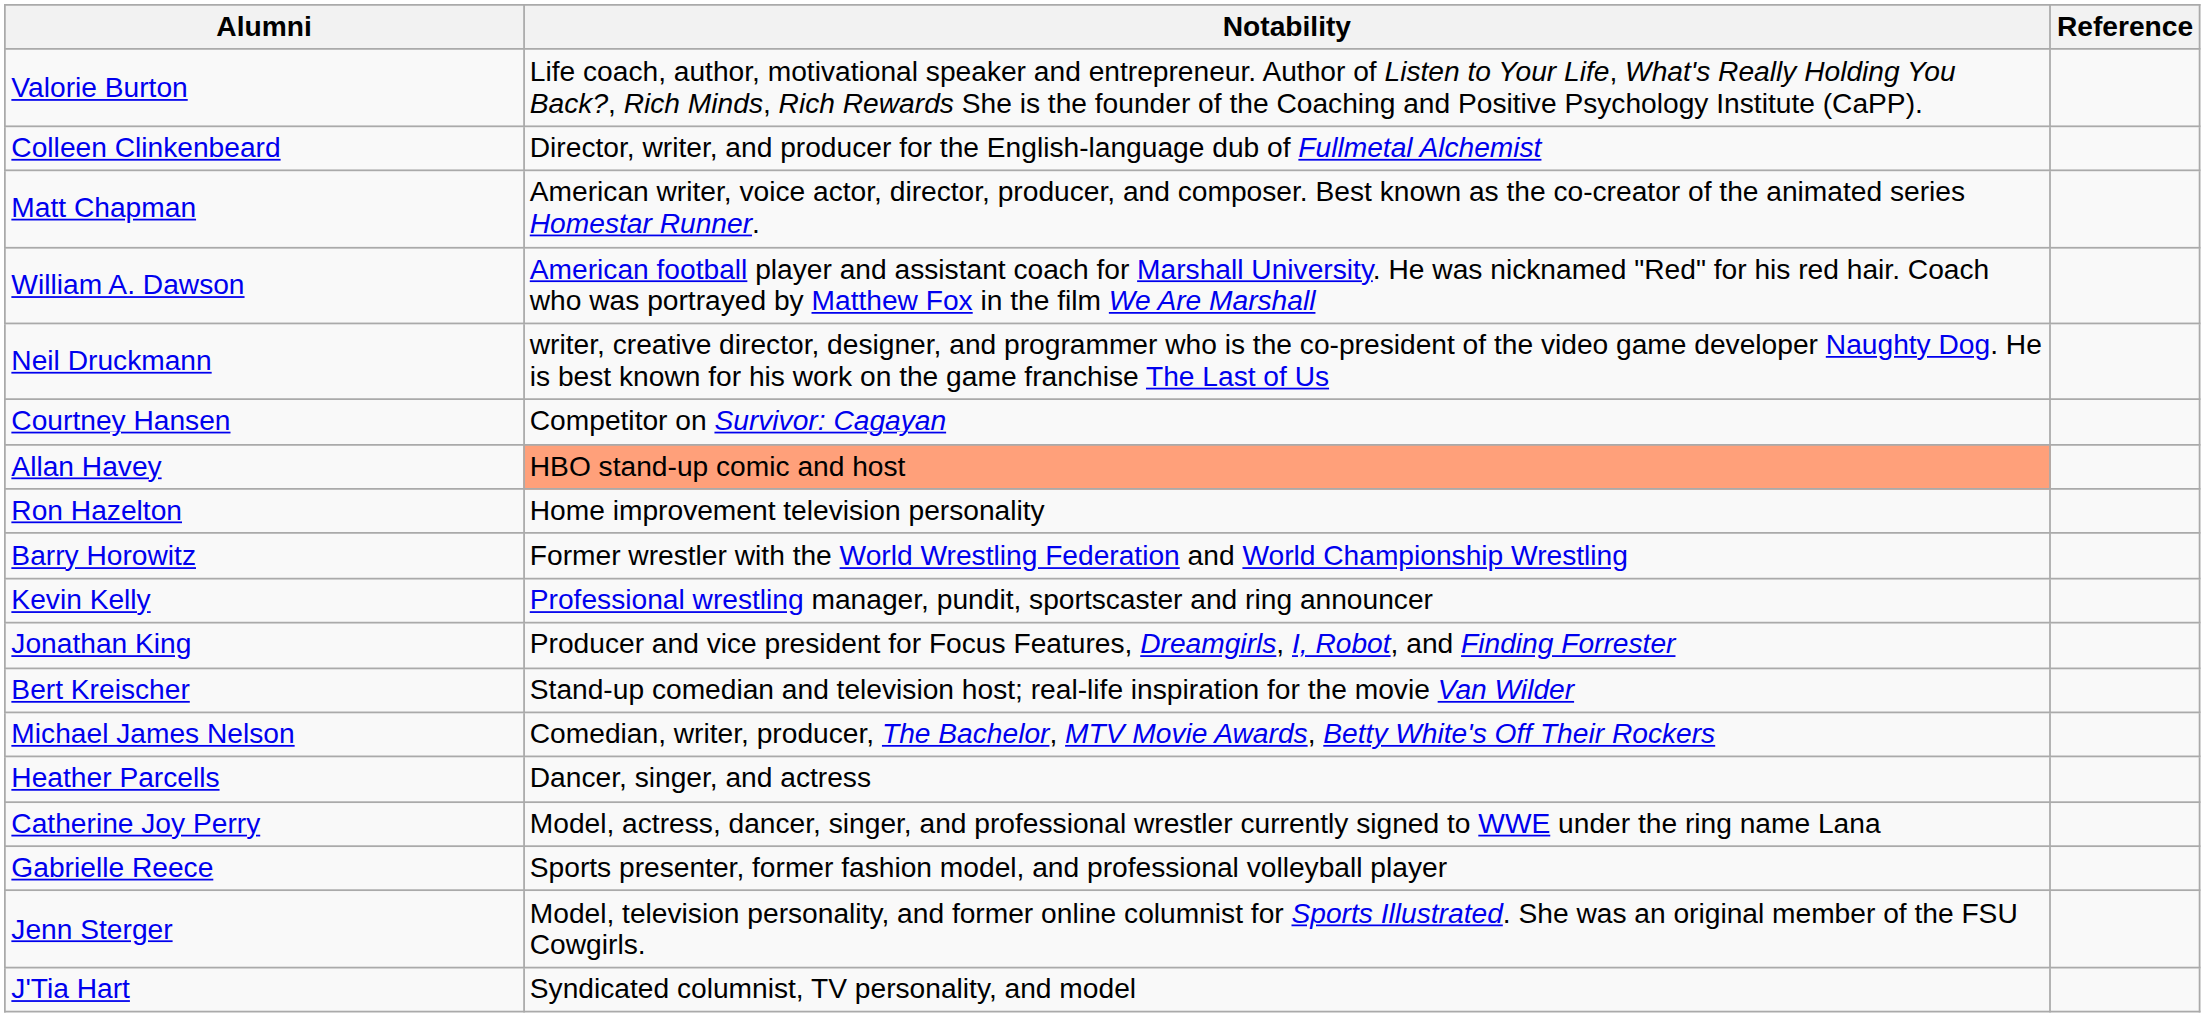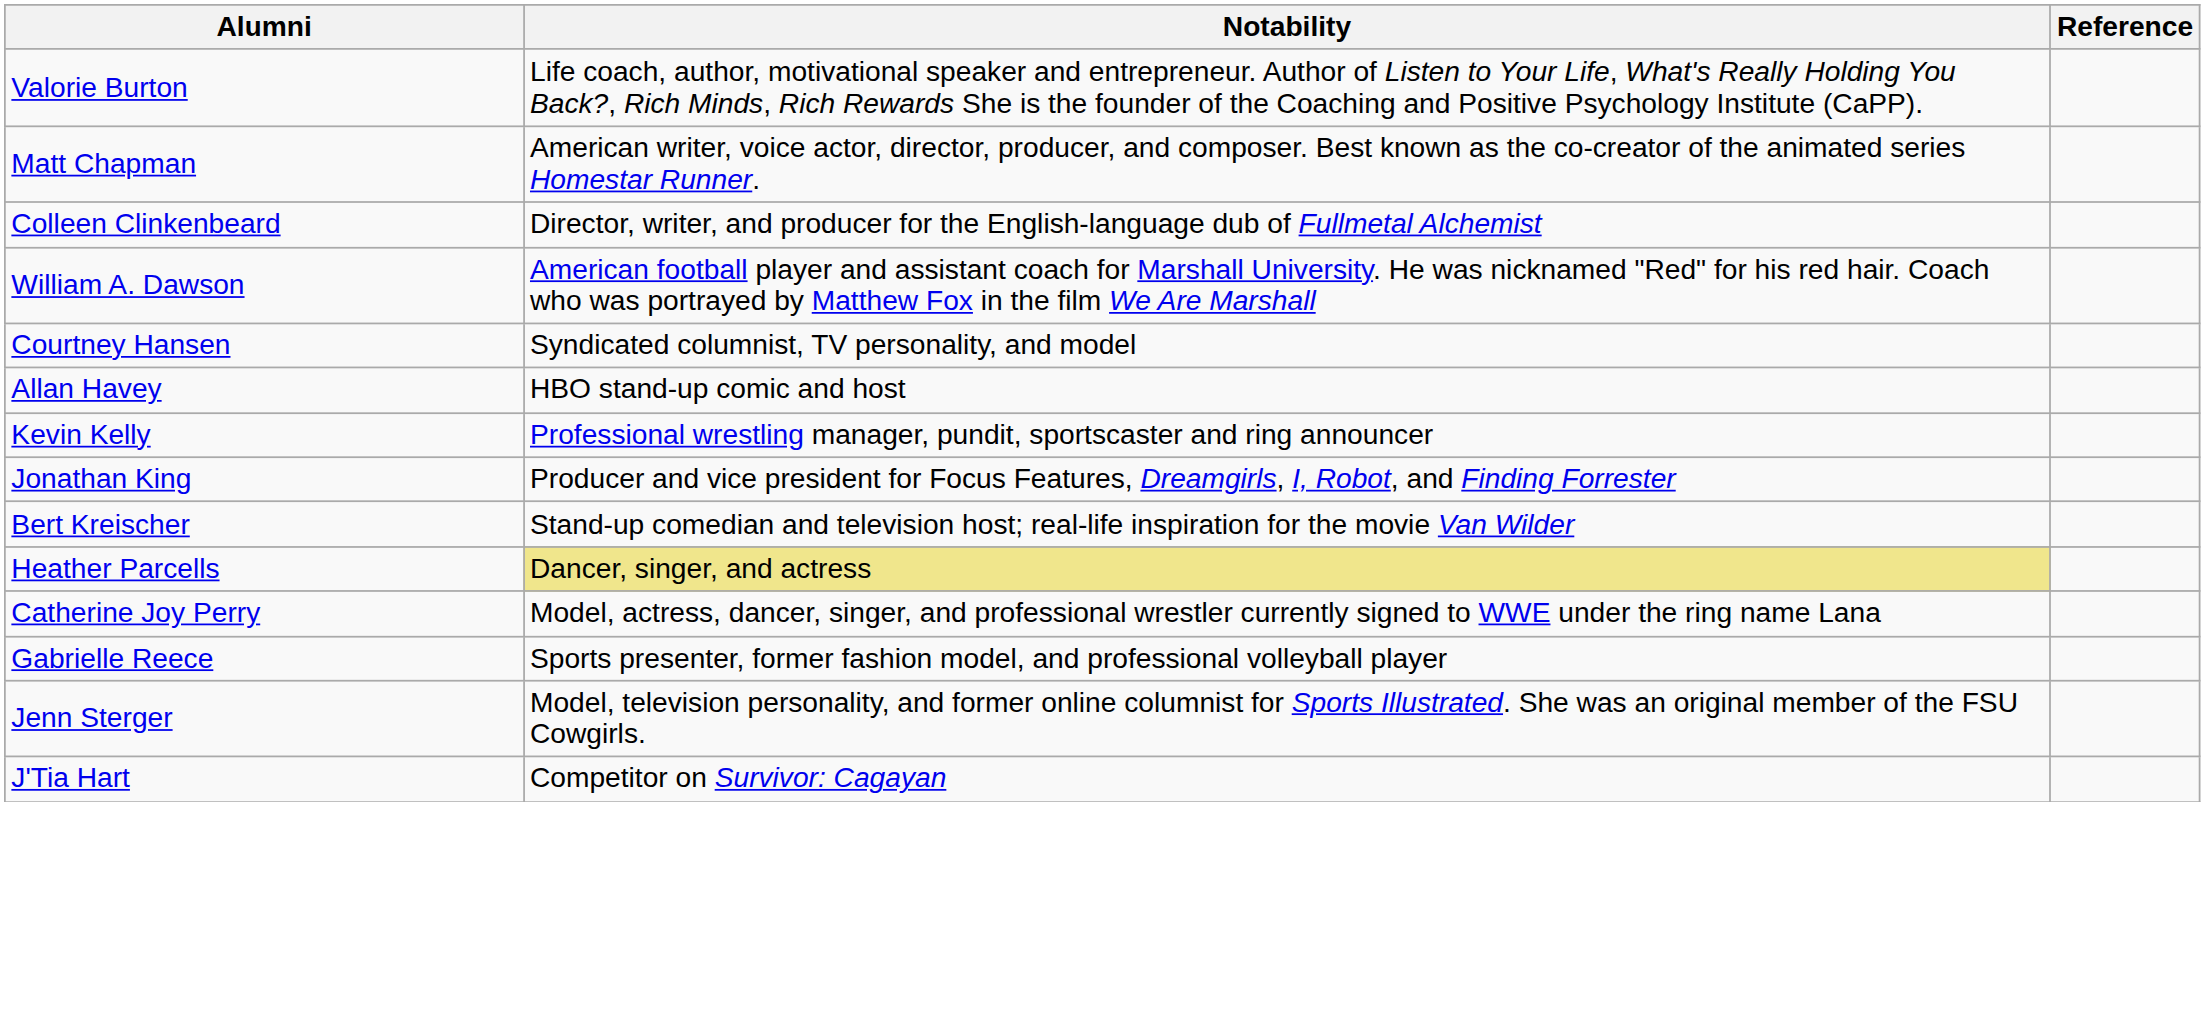rows swapped: (104, 208) <-> (146, 147)
- row: (112, 361)
(738, 421) Competitor on Survivor: Cagayan -> (833, 345) Syndicated columnist, TV personality, and model
(718, 466) lightsalmon background -> (718, 389) no background
- row: (97, 510)
- row: (104, 555)
- row: (153, 734)
(700, 778) no background -> (701, 568) khaki background
(833, 989) Syndicated columnist, TV personality, and model -> (738, 778) Competitor on Survivor: Cagayan
